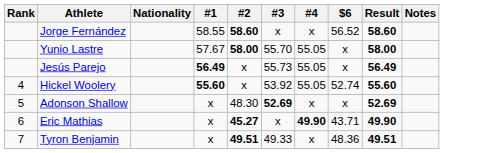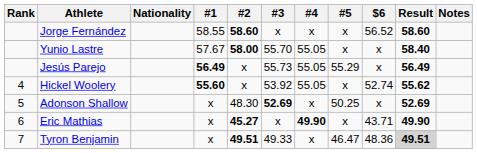+ column: (345, 13)
(382, 49) 58.00 -> (416, 49) 58.40
(382, 85) 55.60 -> (416, 85) 55.62
(382, 139) no background -> (416, 139) lightgrey background
